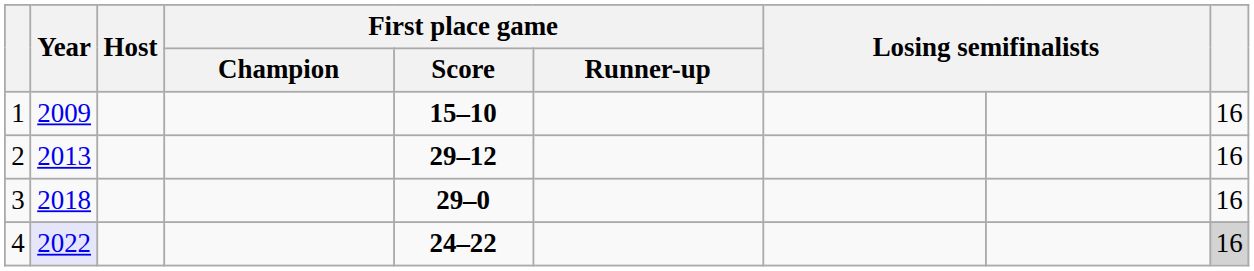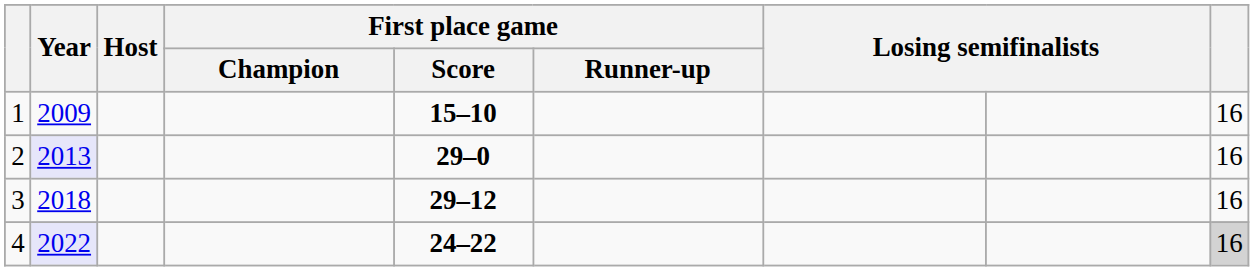(64, 156) no background -> (64, 156) lavender background
(463, 156) 29–12 -> (463, 156) 29–0
(463, 199) 29–0 -> (463, 199) 29–12
